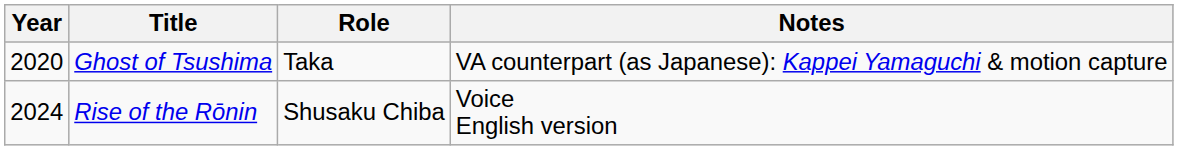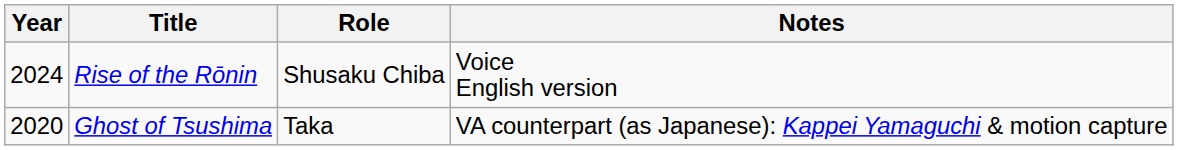rows swapped: (173, 61) <-> (166, 112)
